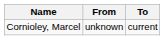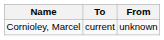columns swapped: (104, 12) <-> (143, 12)
